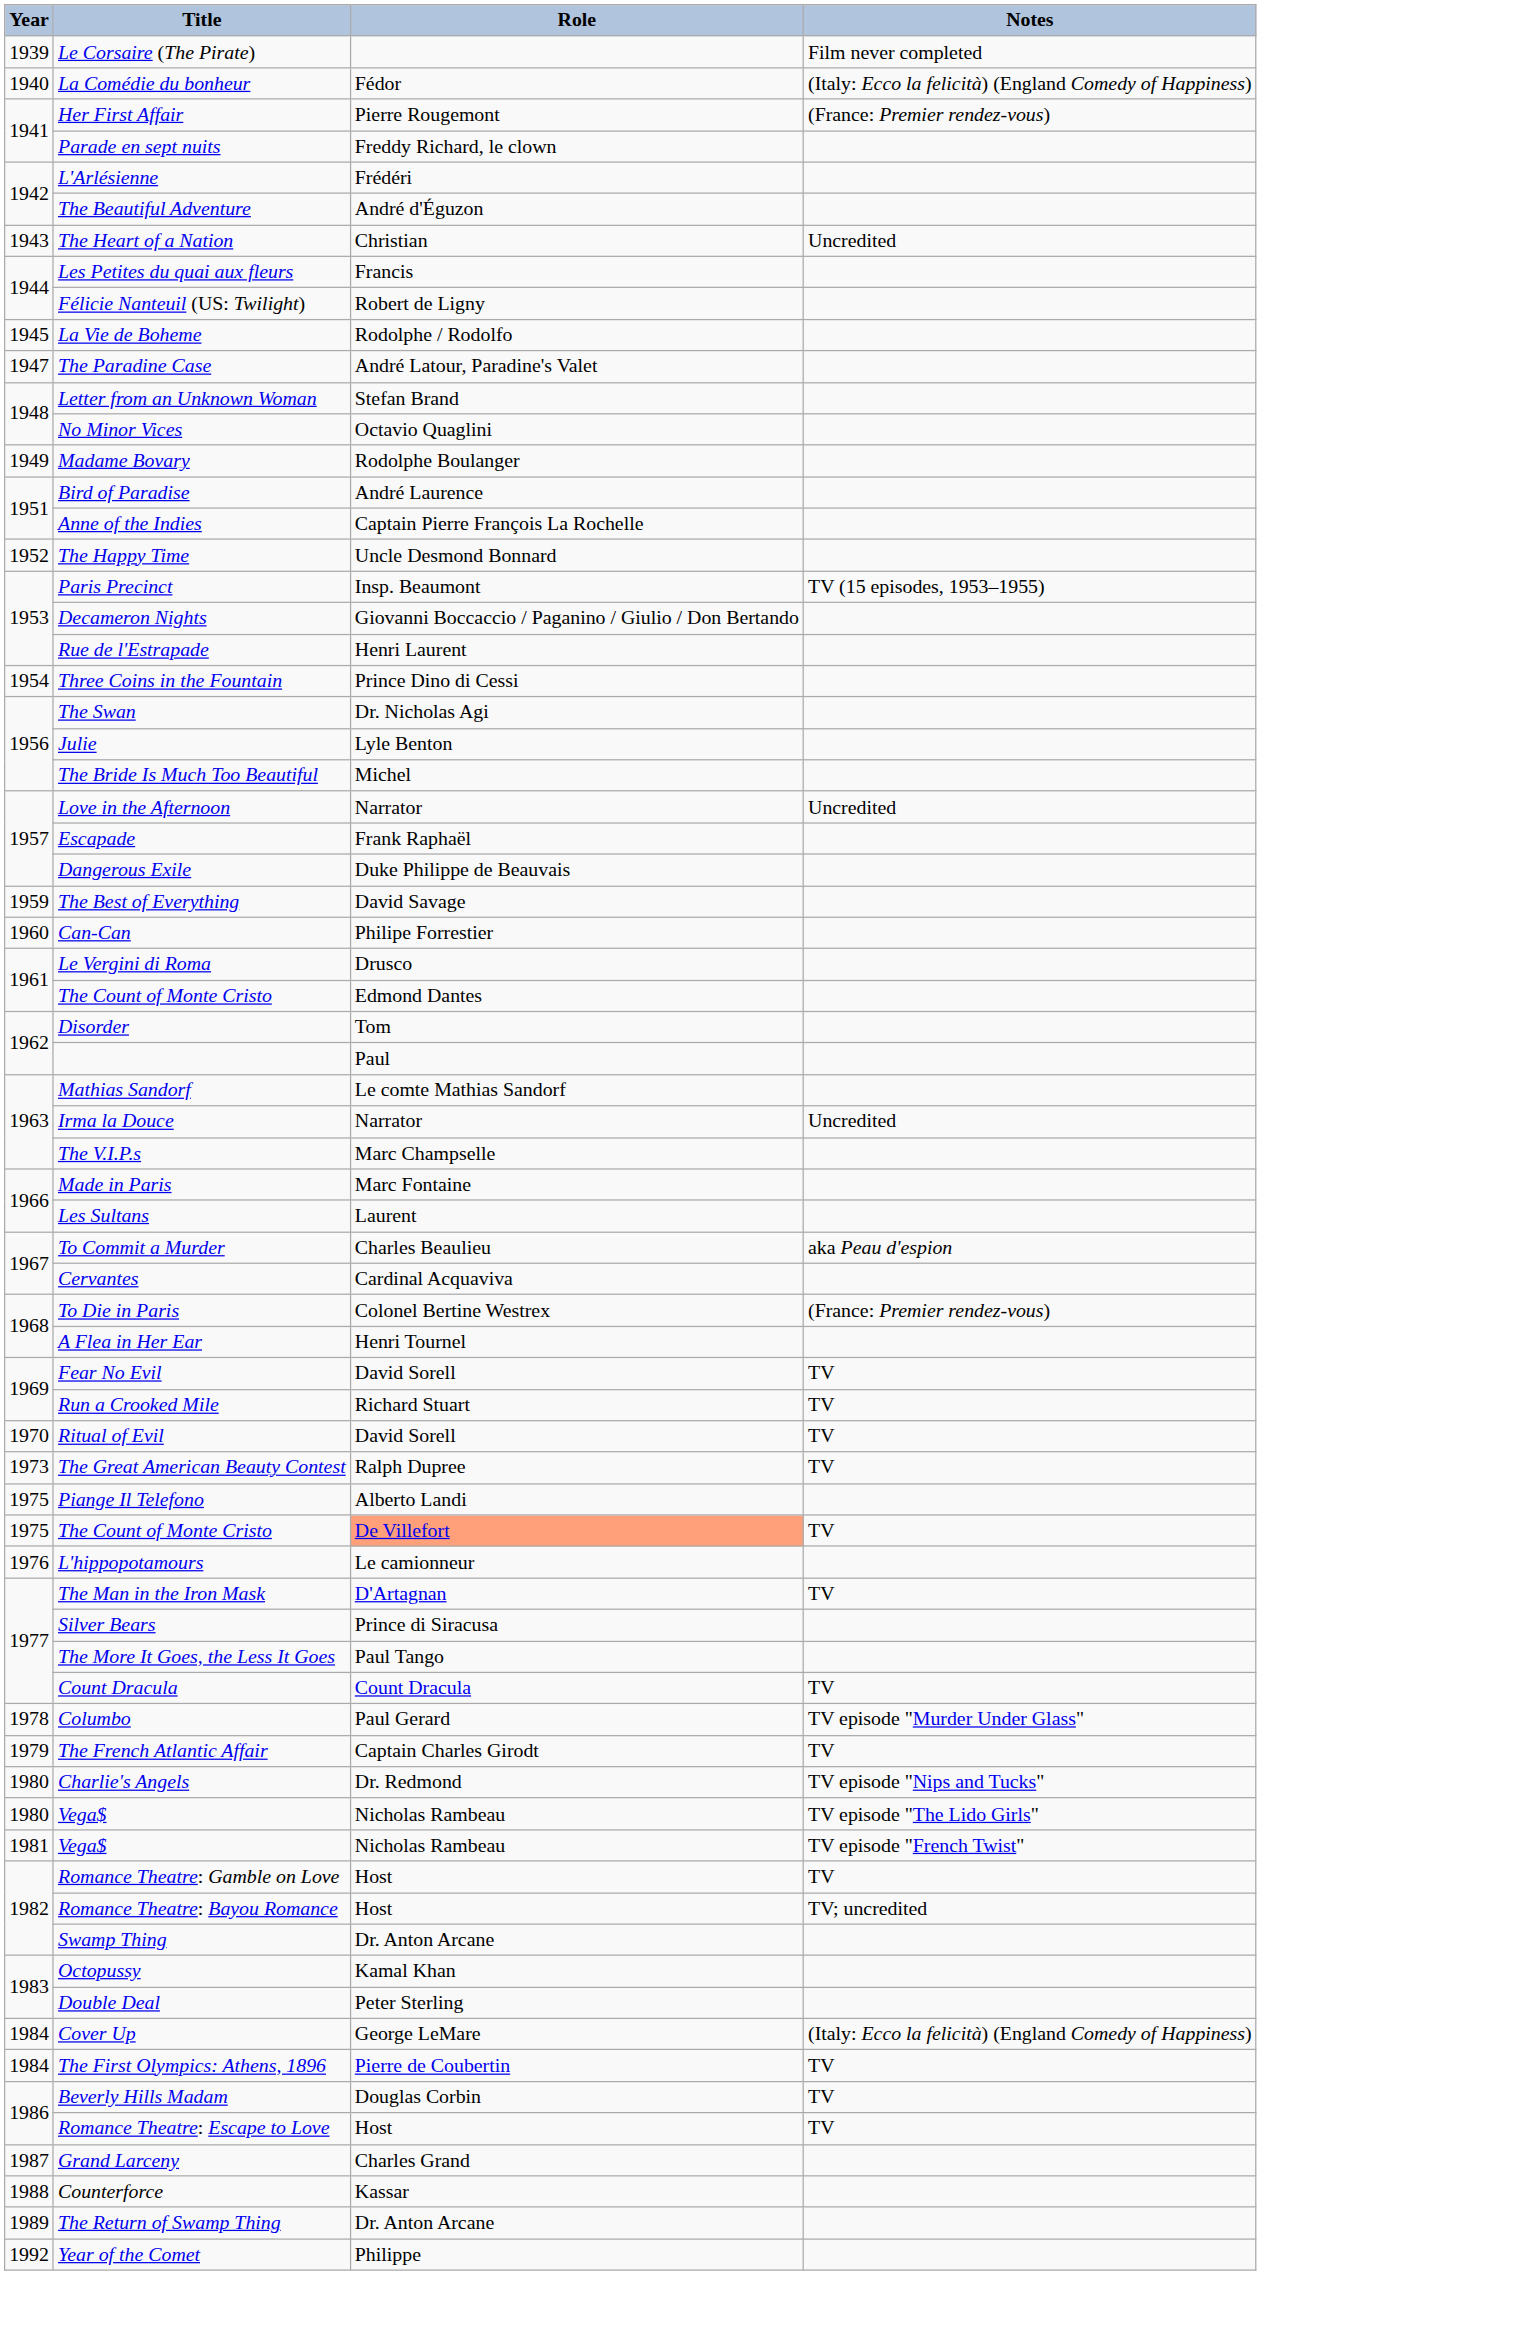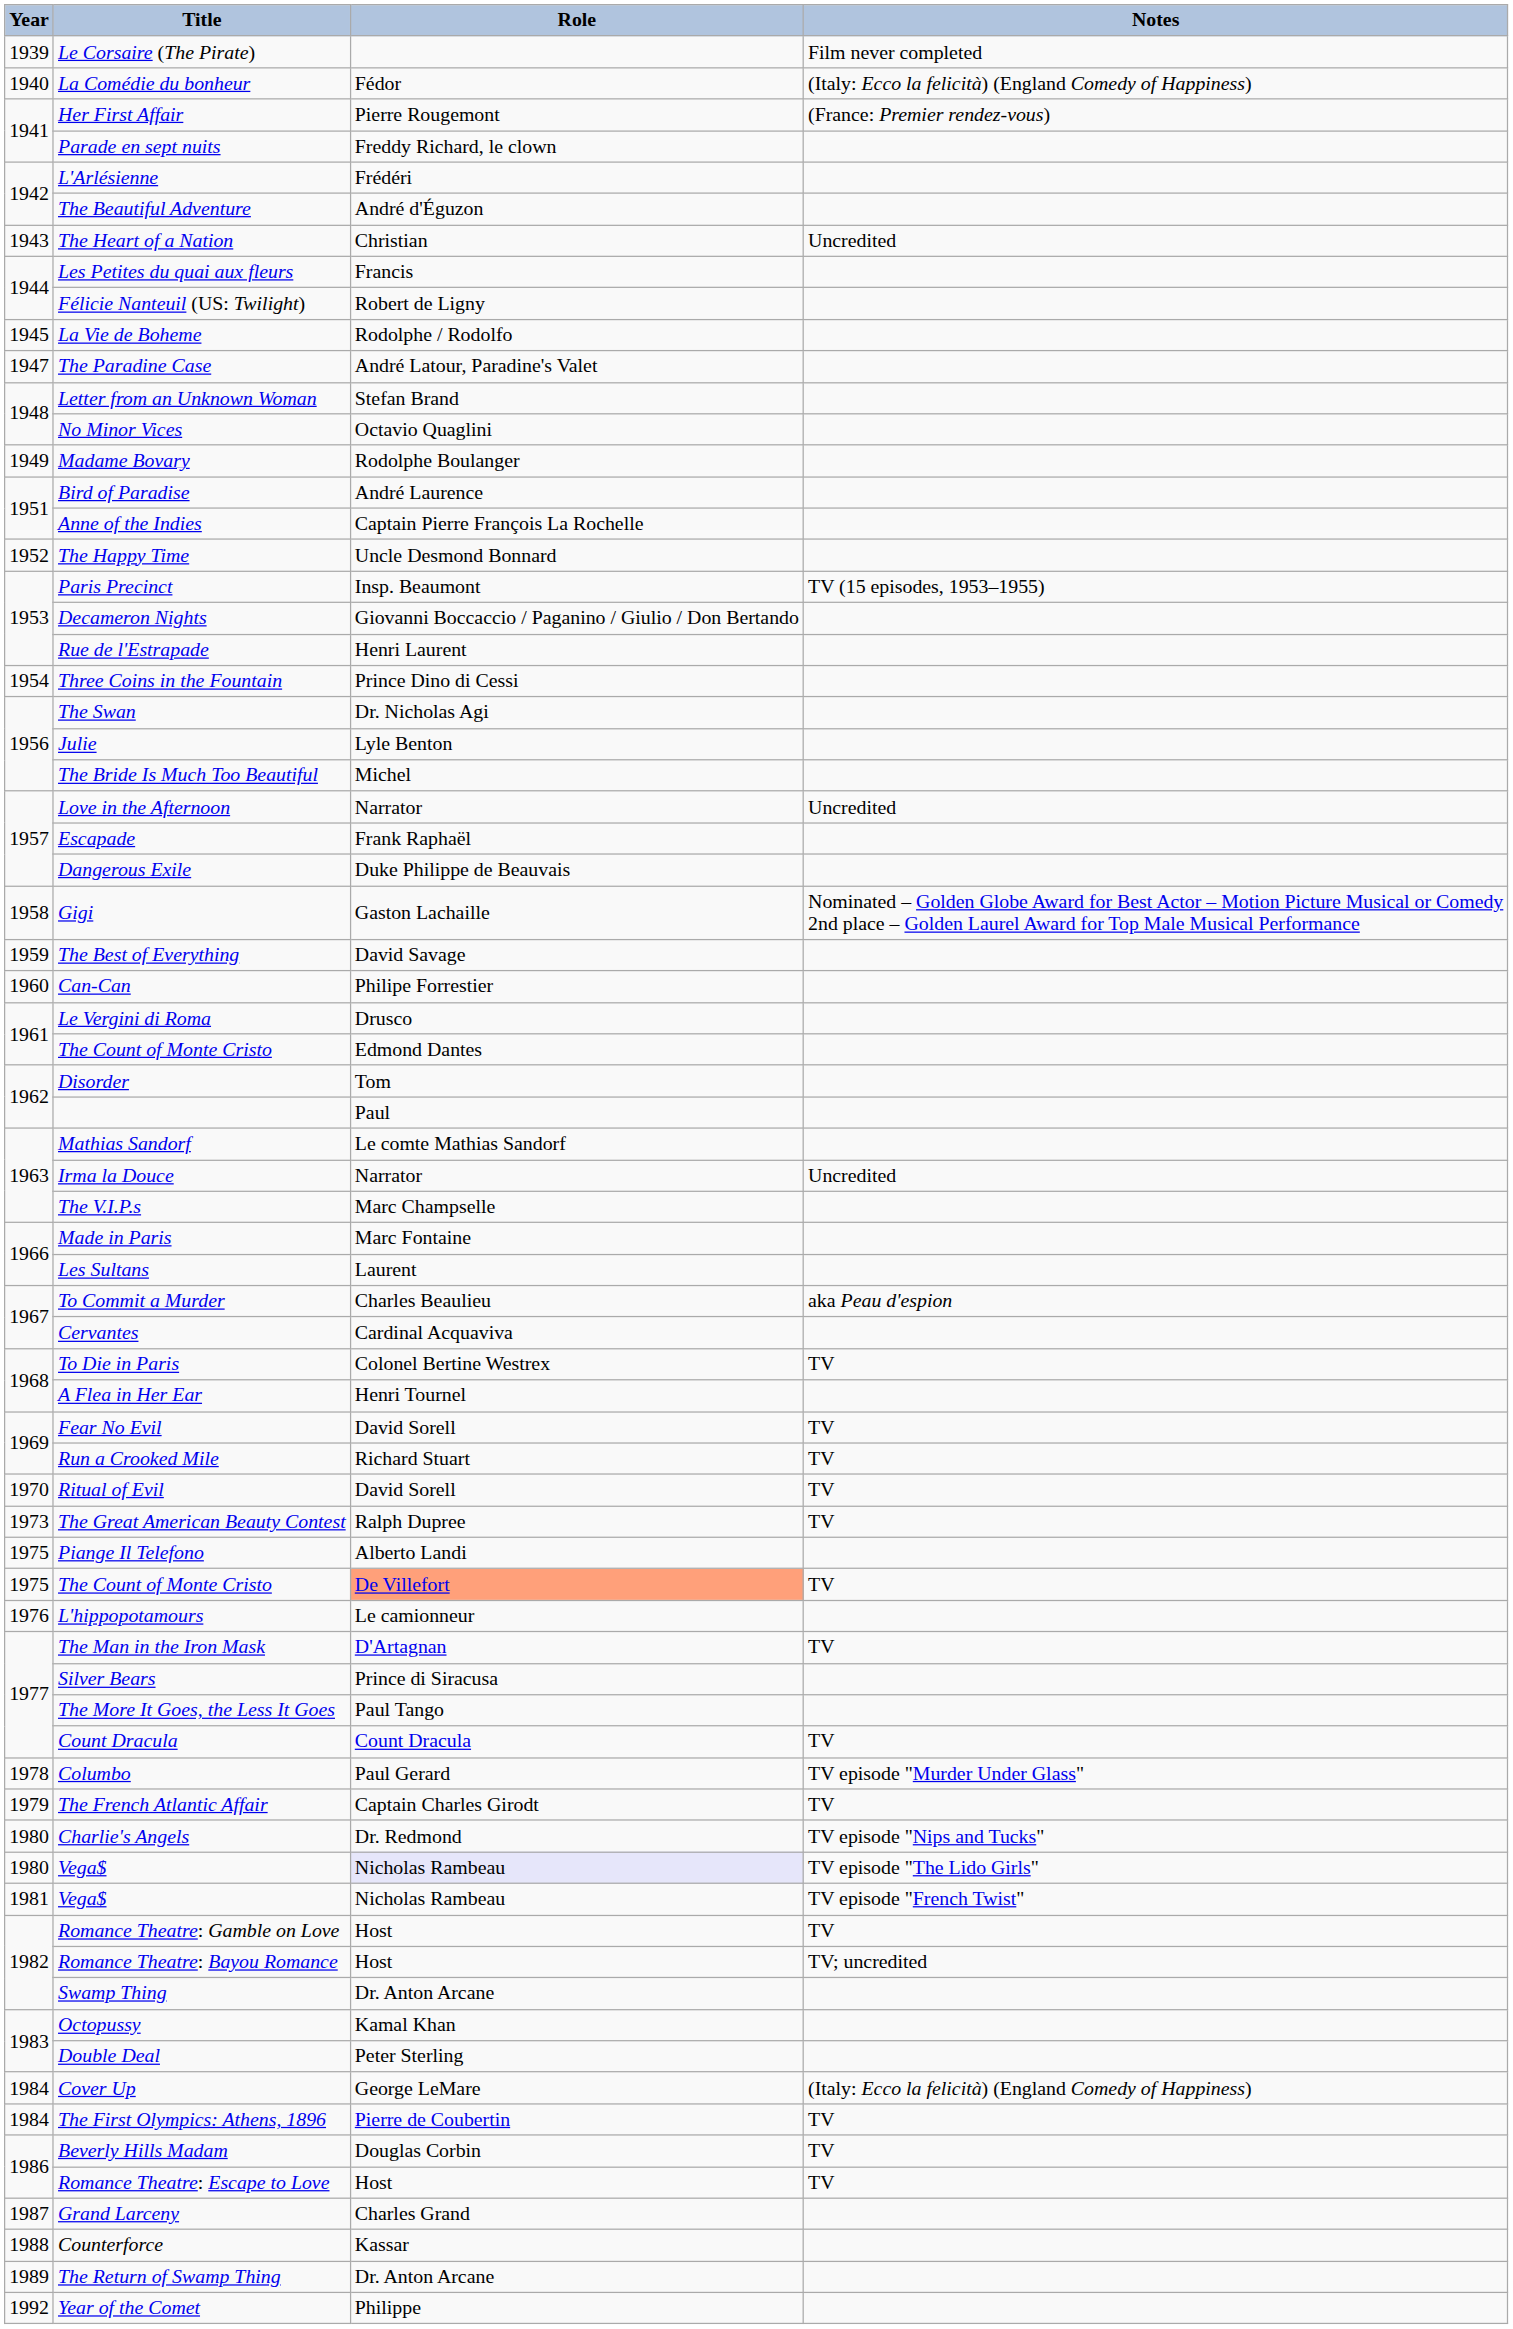+ row: (29, 912)
(929, 1310) (France: Premier rendez-vous) -> (821, 1364) TV
(430, 1813) no background -> (430, 1867) lavender background
